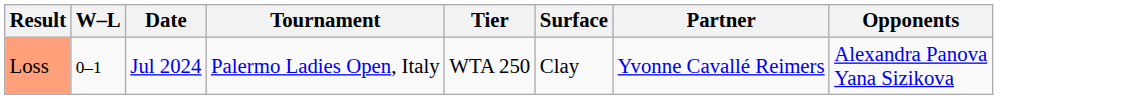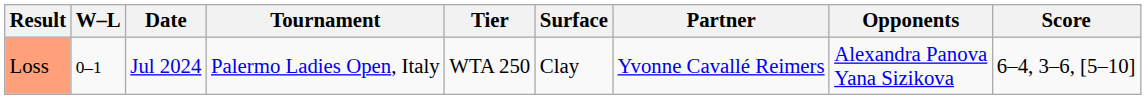+ column: (1066, 20)
